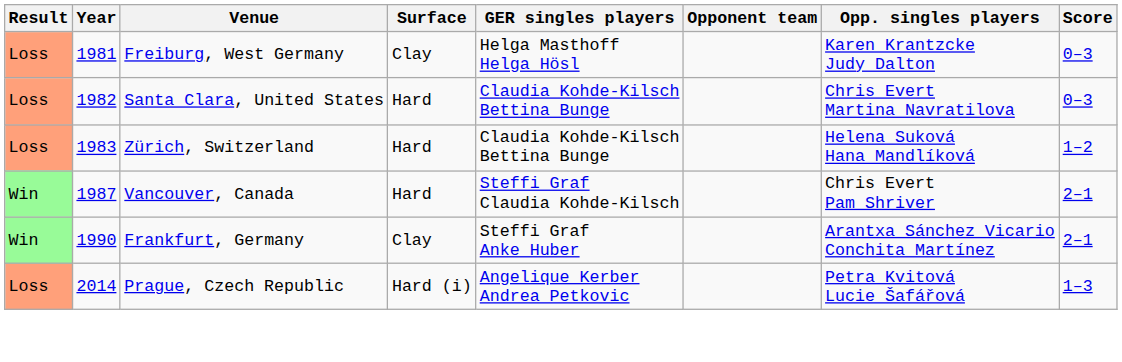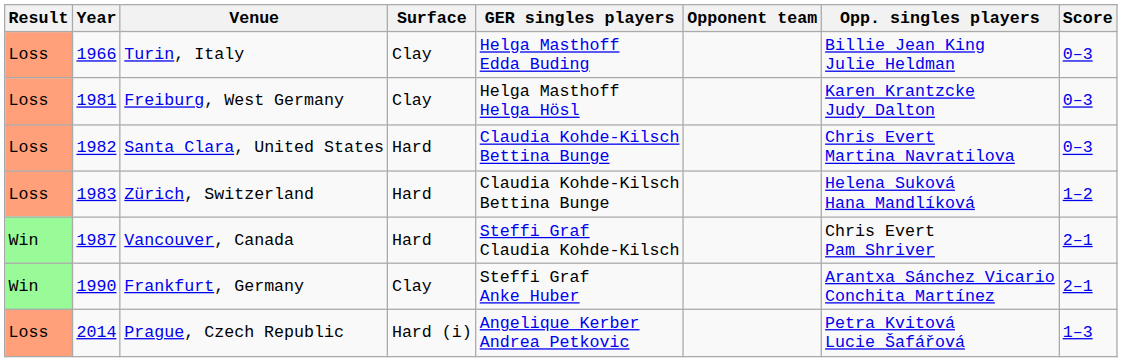+ row: (184, 55)
